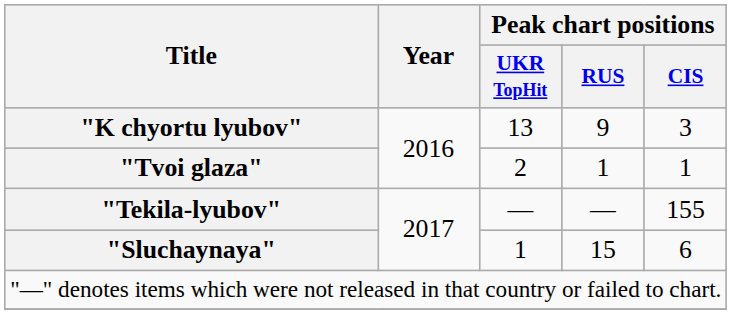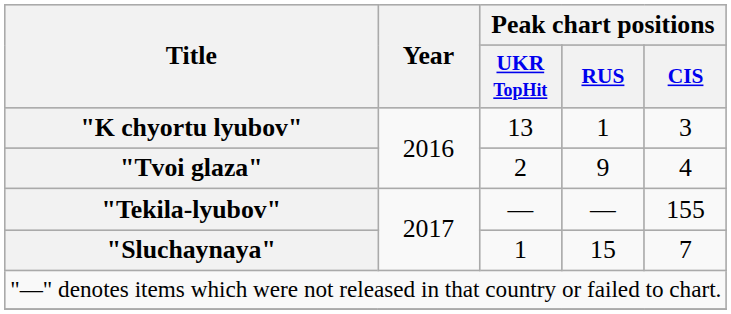(603, 127) 9 -> (603, 127) 1
(603, 168) 1 -> (603, 168) 9
(686, 168) 1 -> (686, 168) 4
(686, 250) 6 -> (686, 250) 7
